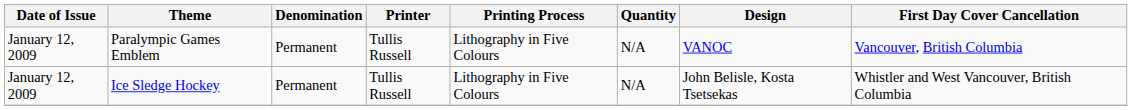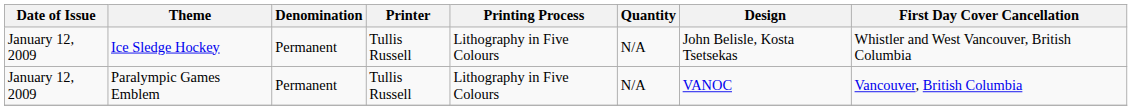rows swapped: (166, 46) <-> (165, 85)
